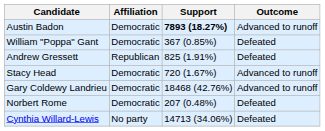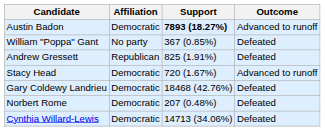(136, 42) Democratic -> (129, 42) No party
(277, 88) Advanced to runoff -> (256, 88) Defeated
(129, 118) No party -> (136, 118) Democratic
